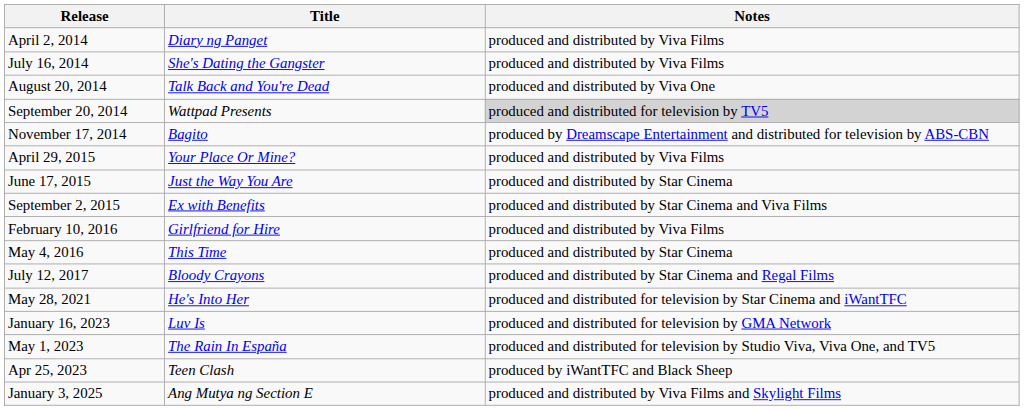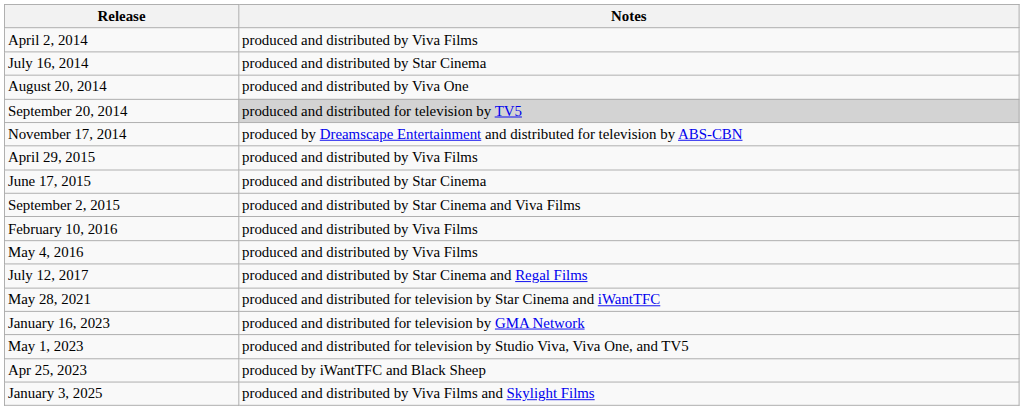- column: (325, 16)
(606, 63) produced and distributed by Viva Films -> (364, 63) produced and distributed by Star Cinema
(611, 252) produced and distributed by Star Cinema -> (360, 252) produced and distributed by Viva Films
